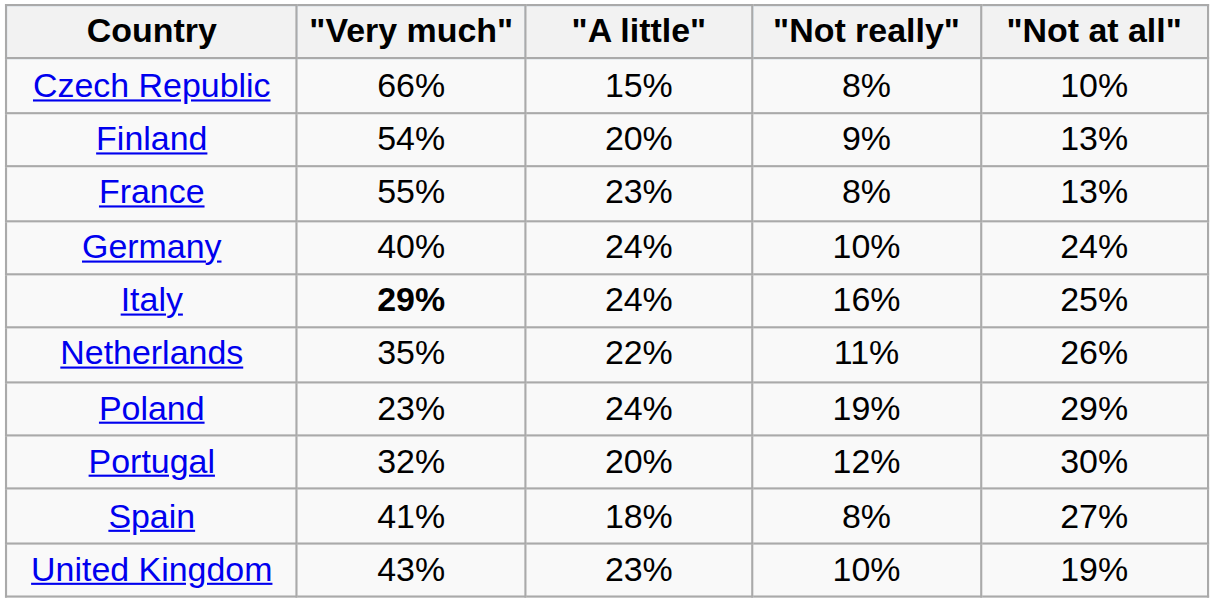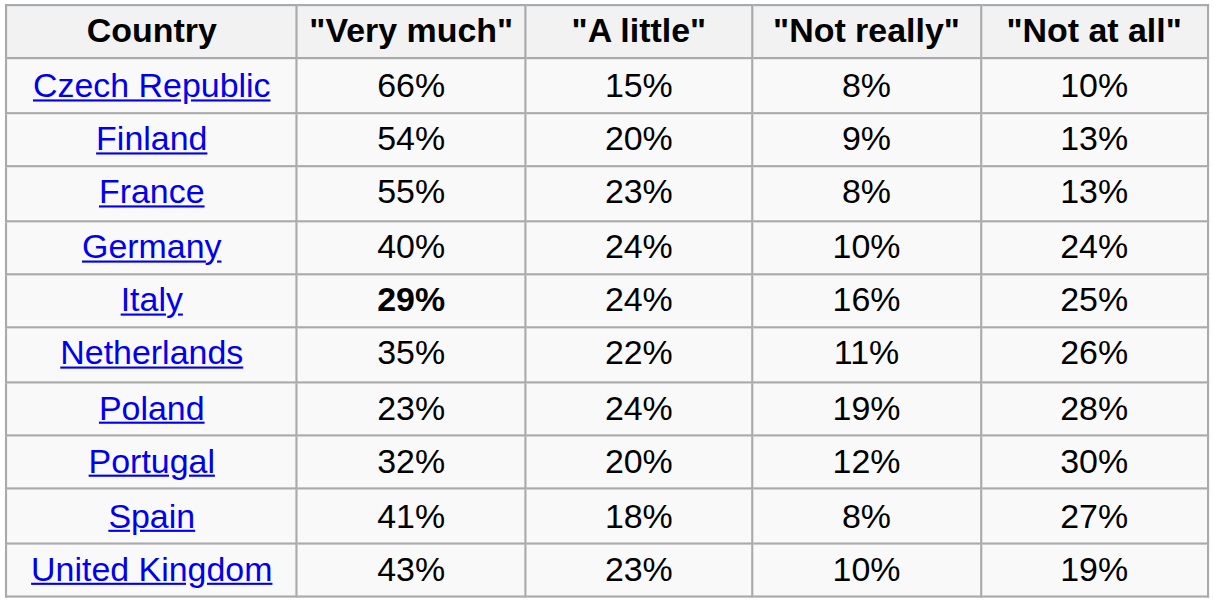(1094, 407) 29% -> (1094, 407) 28%
